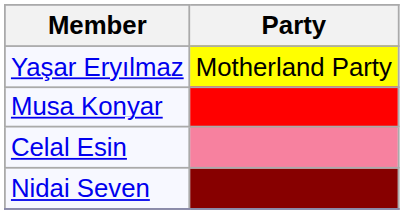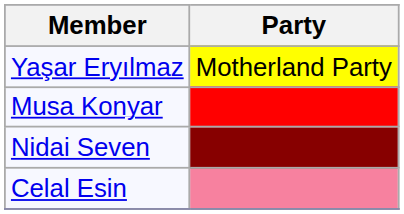rows swapped: (69, 148) <-> (80, 189)
